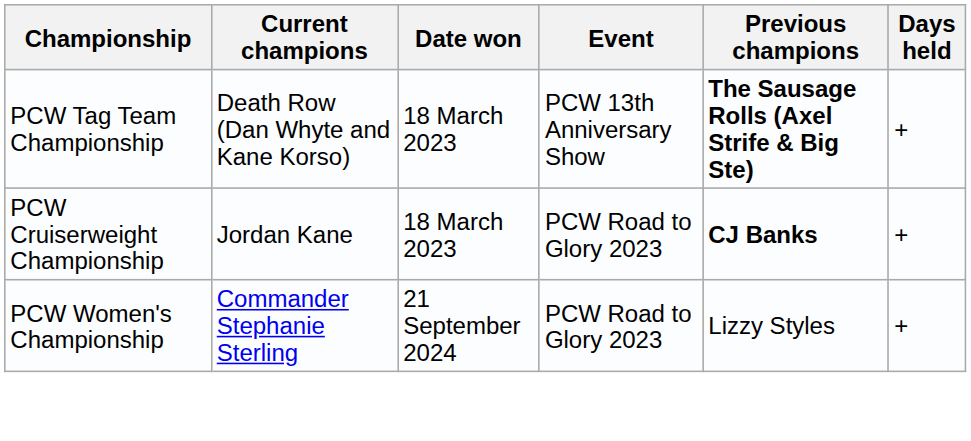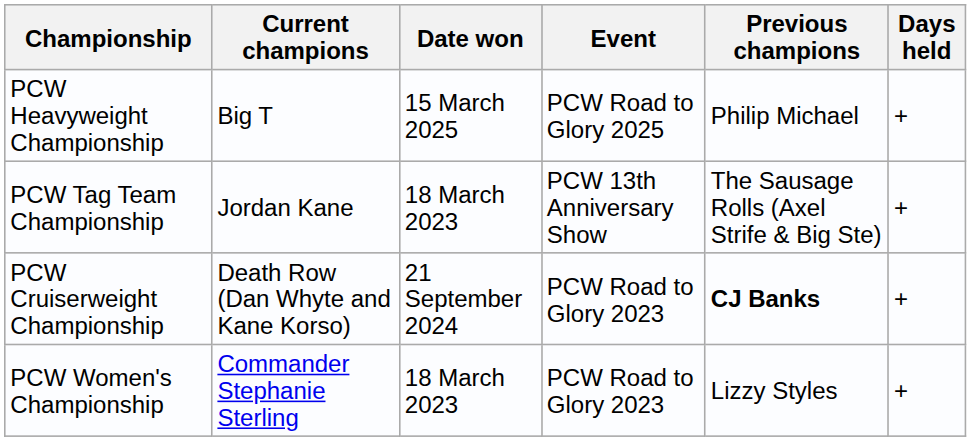+ row: (87, 116)
(303, 129) Death Row (Dan Whyte and Kane Korso) -> (285, 207) Jordan Kane
(782, 129) bold -> (796, 207) normal
(285, 234) Jordan Kane -> (304, 299) Death Row (Dan Whyte and Kane Korso)
(453, 234) 18 March 2023 -> (464, 299) 21 September 2024
(462, 326) 21 September 2024 -> (455, 391) 18 March 2023
